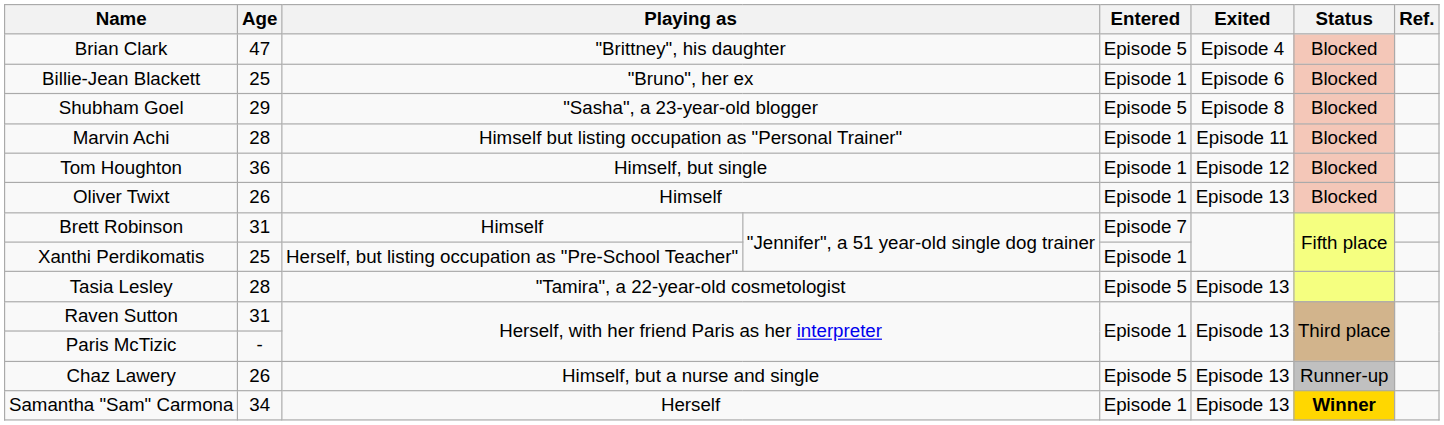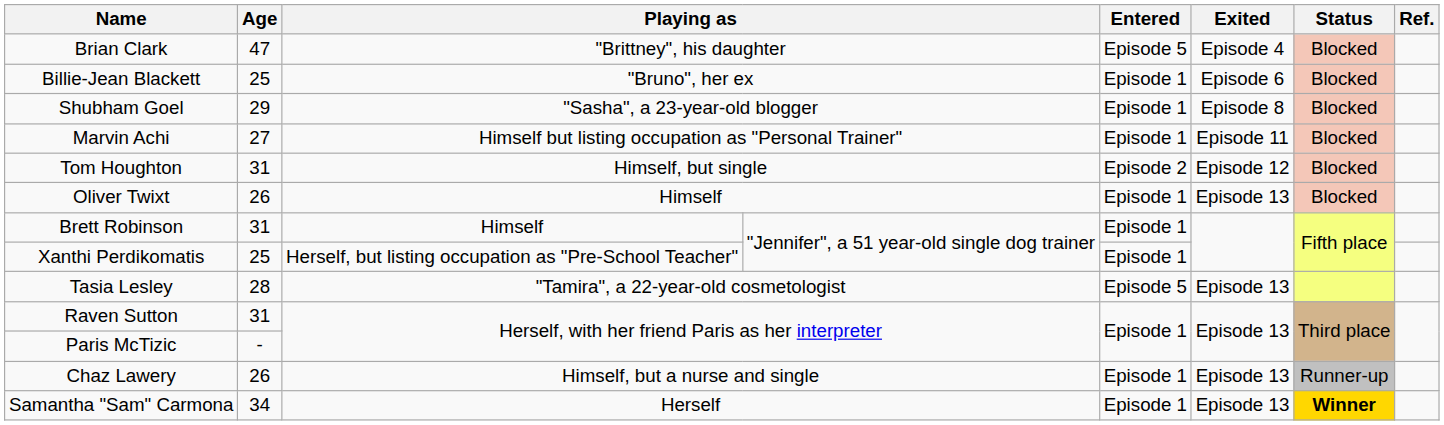(1145, 108) Episode 5 -> (1145, 108) Episode 1
(260, 138) 28 -> (260, 138) 27
(260, 167) 36 -> (260, 167) 31
(1145, 167) Episode 1 -> (1145, 167) Episode 2
(1145, 227) Episode 7 -> (1145, 227) Episode 1
(1145, 375) Episode 5 -> (1145, 375) Episode 1
